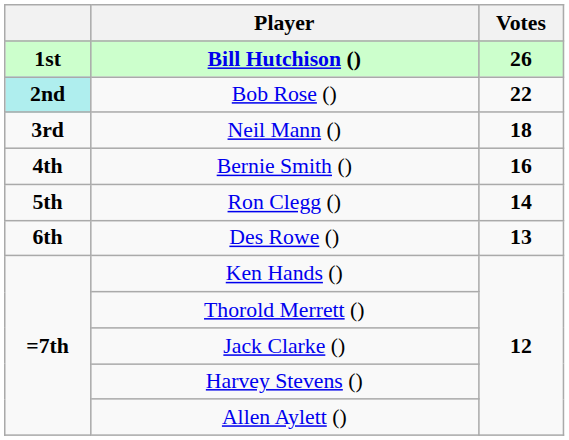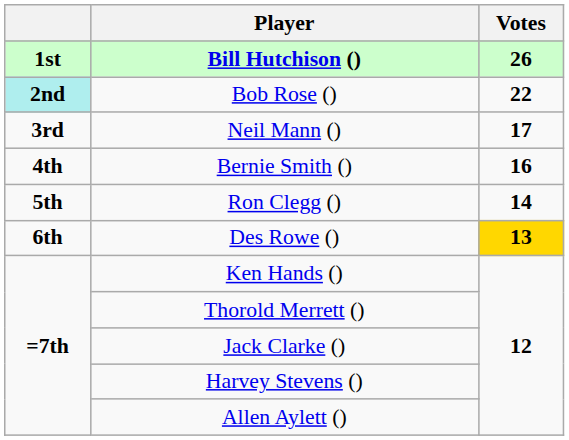(521, 130) 18 -> (521, 130) 17
(521, 237) no background -> (521, 237) gold background
